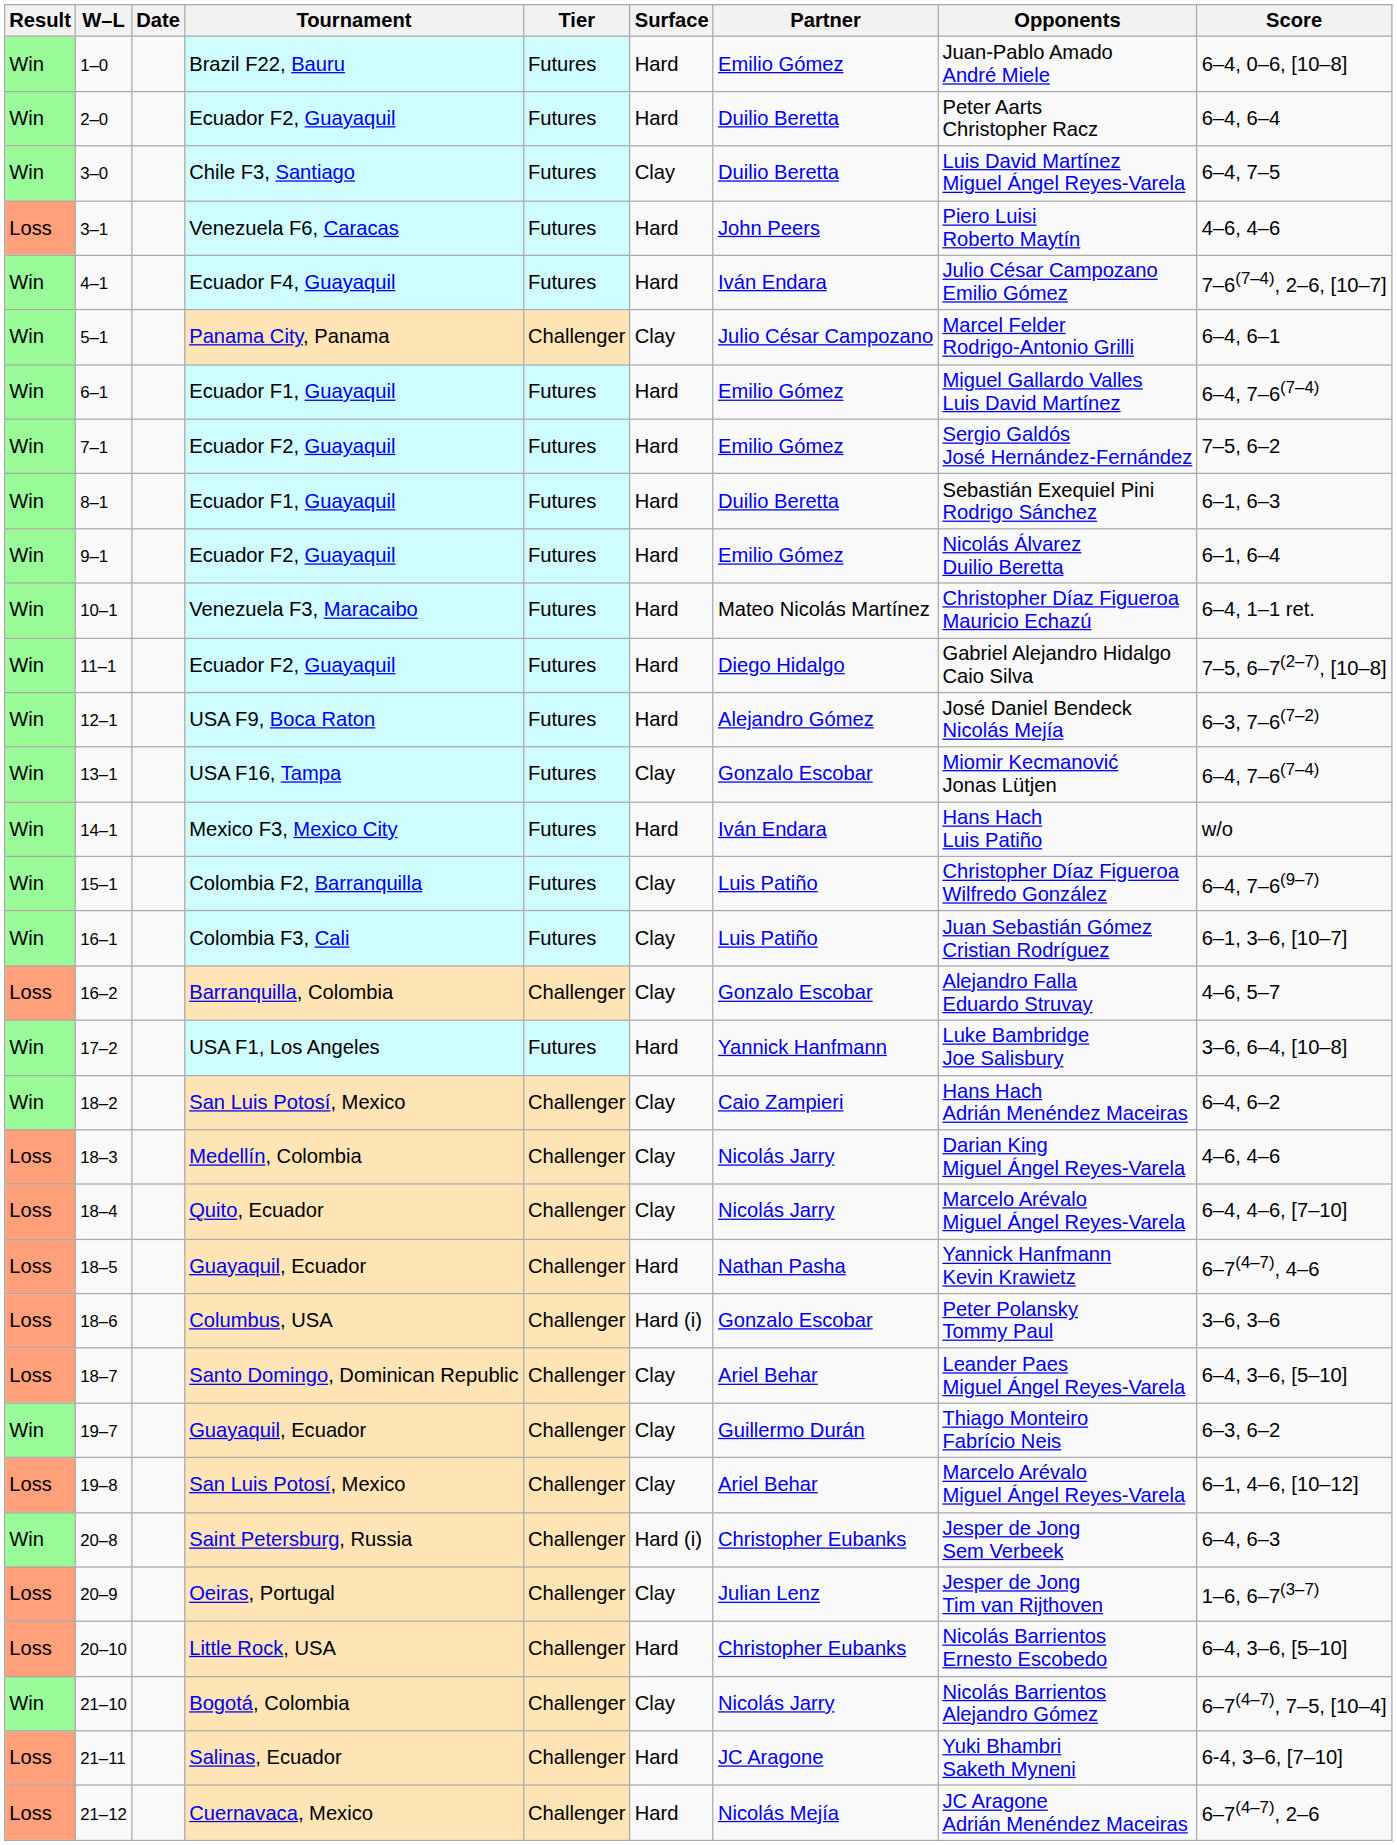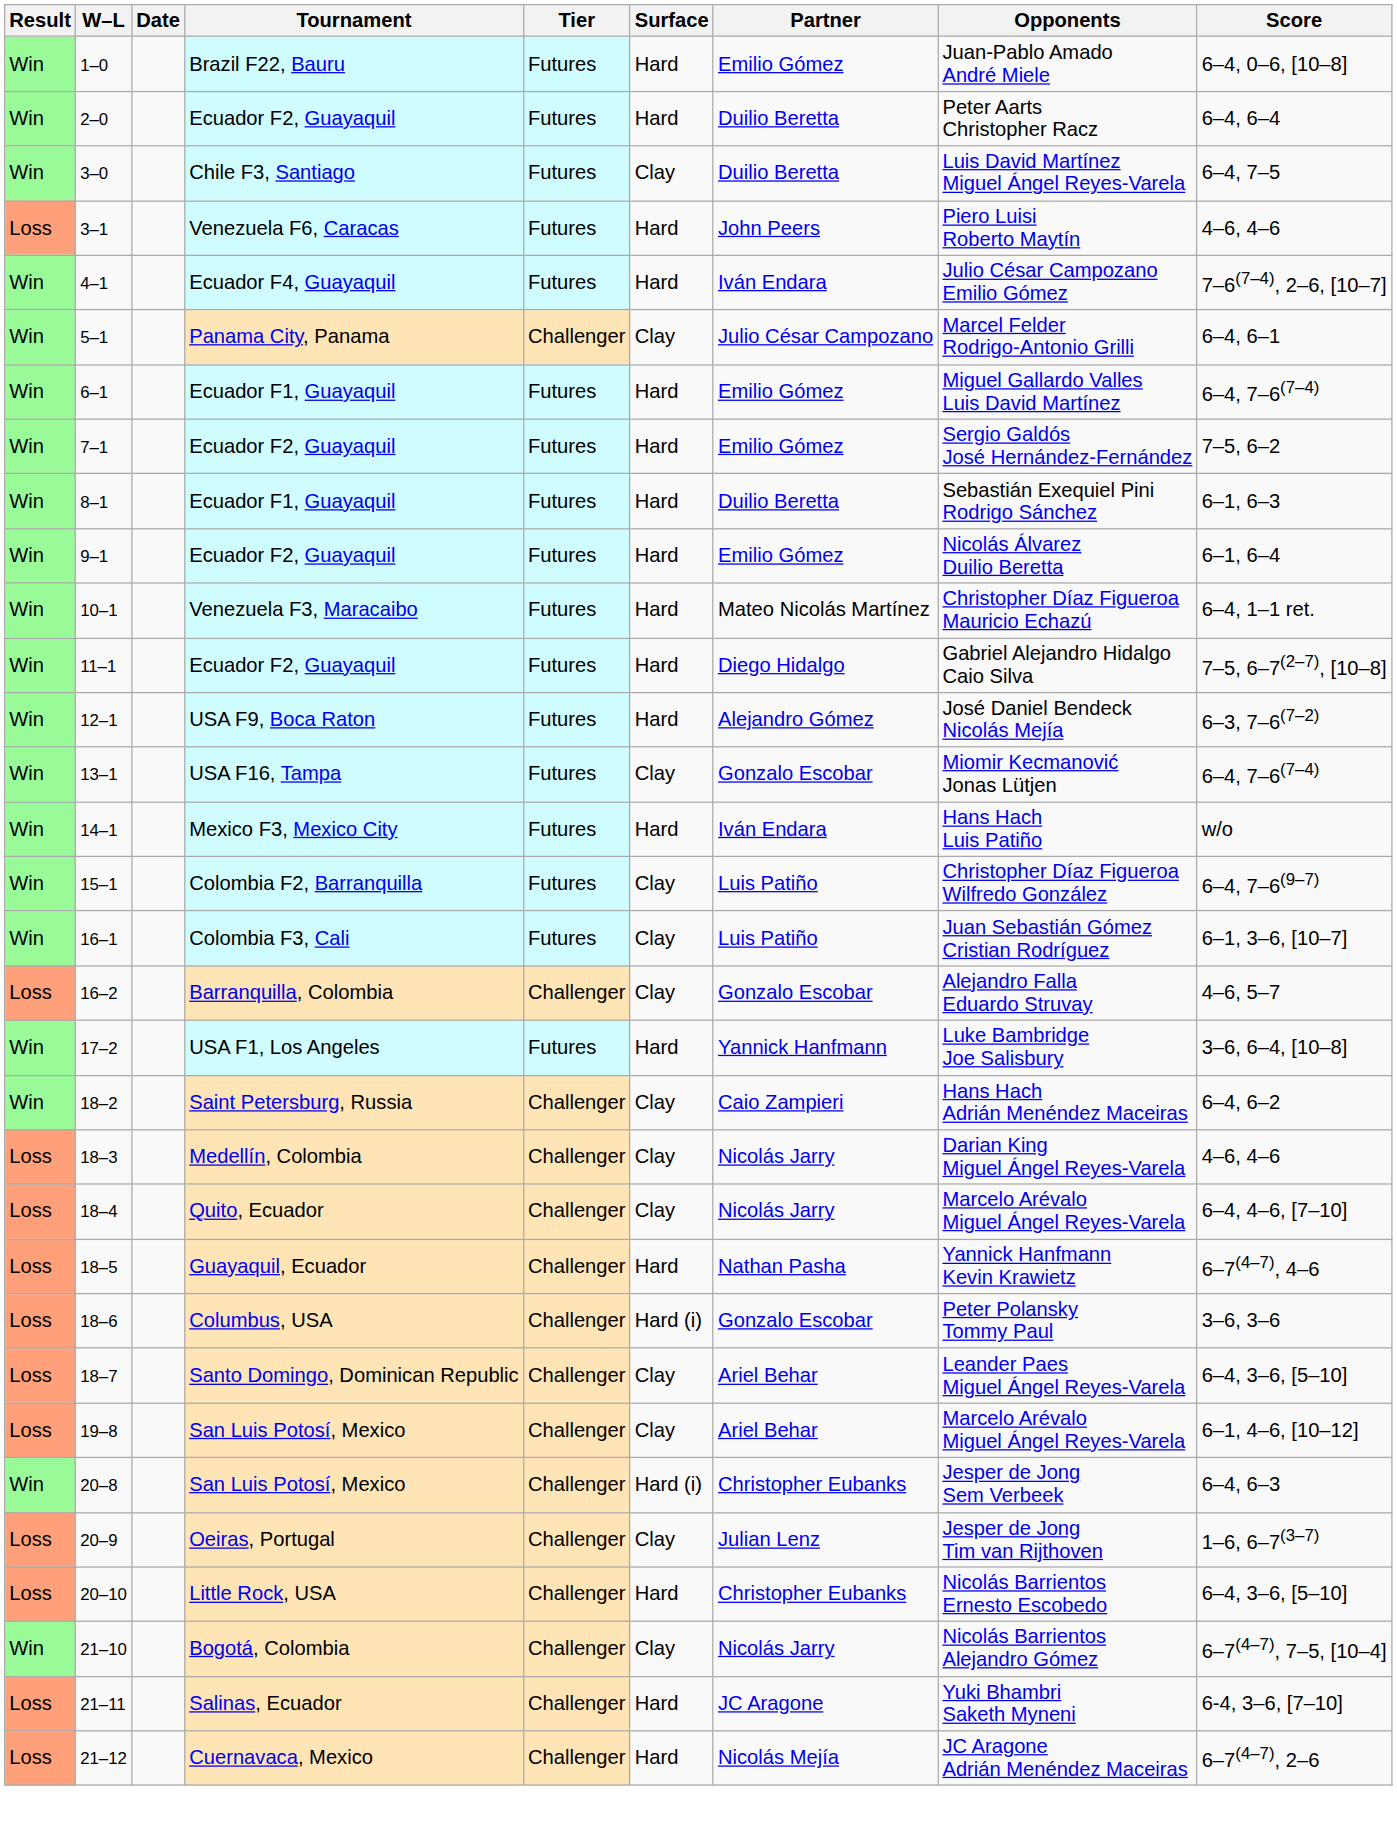(297, 1102) San Luis Potosí, Mexico -> (301, 1102) Saint Petersburg, Russia
- row: (99, 1431)
(301, 1539) Saint Petersburg, Russia -> (297, 1484) San Luis Potosí, Mexico
